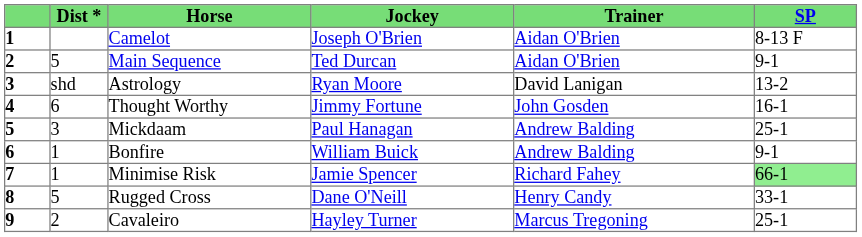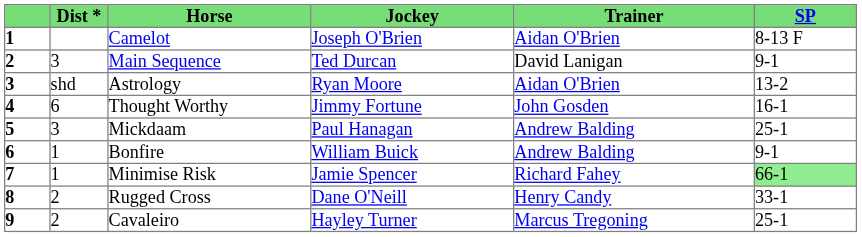(55, 61) 5 -> (55, 61) 3
(567, 61) Aidan O'Brien -> (568, 61) David Lanigan
(568, 83) David Lanigan -> (567, 83) Aidan O'Brien
(55, 197) 5 -> (55, 197) 2
